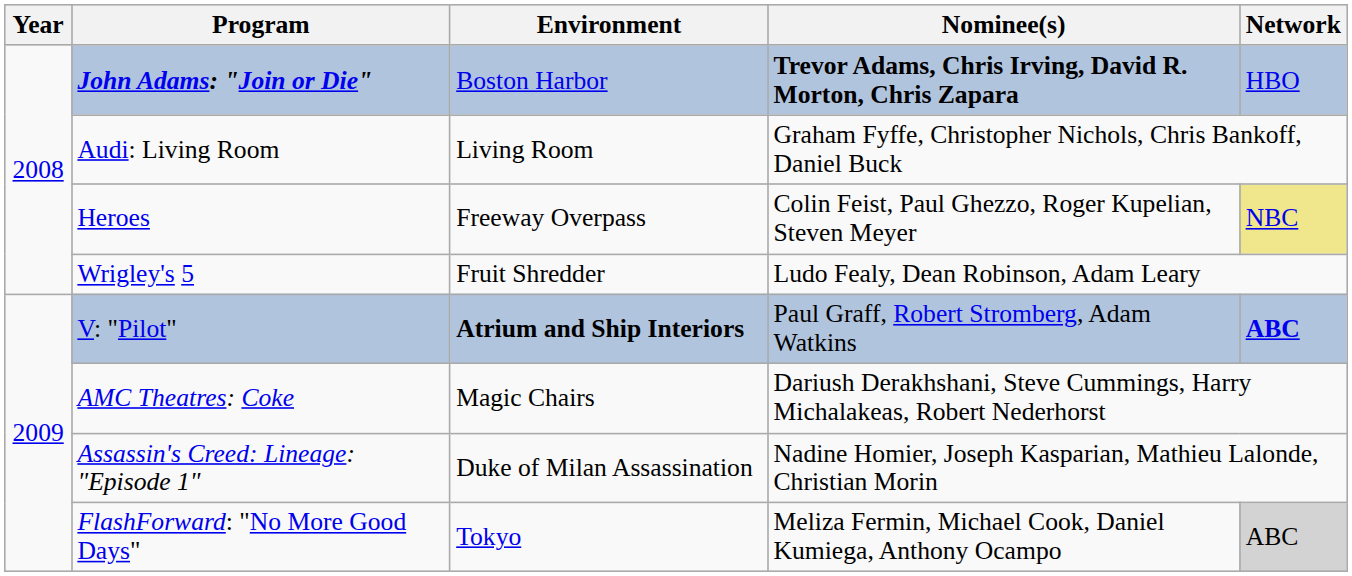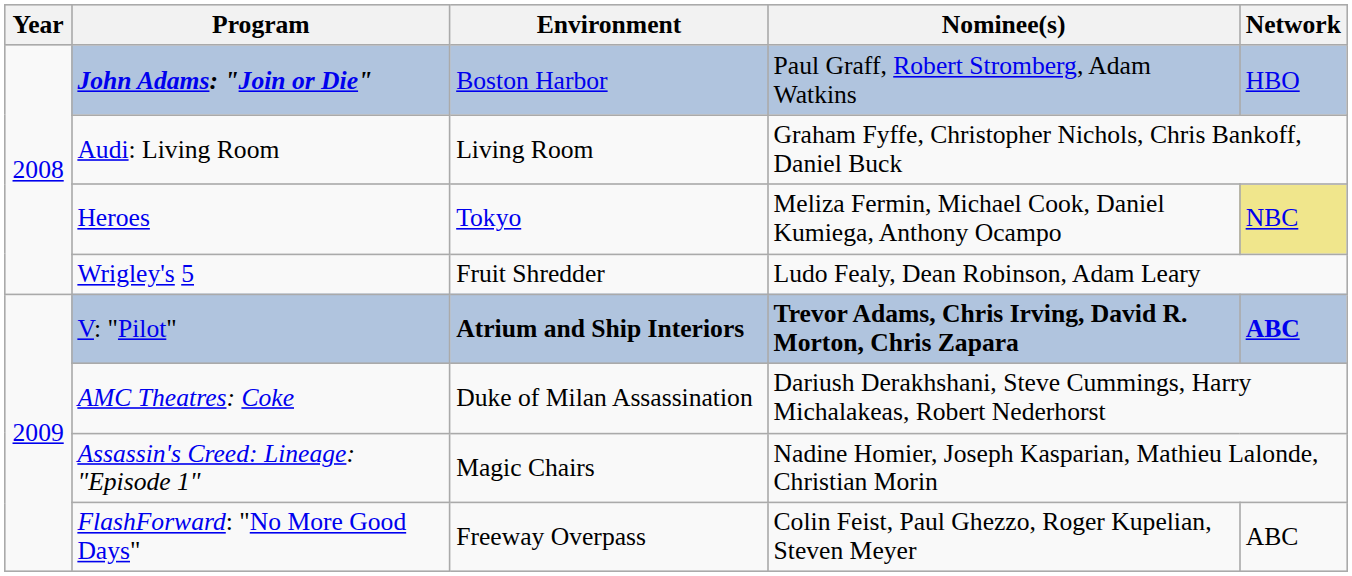(981, 79) Trevor Adams, Chris Irving, David R. Morton, Chris Zapara -> (962, 79) Paul Graff, Robert Stromberg, Adam Watkins
(551, 218) Freeway Overpass -> (489, 218) Tokyo
(993, 218) Colin Feist, Paul Ghezzo, Roger Kupelian, Steven Meyer -> (969, 218) Meliza Fermin, Michael Cook, Daniel Kumiega, Anthony Ocampo
(962, 328) Paul Graff, Robert Stromberg, Adam Watkins -> (981, 328) Trevor Adams, Chris Irving, David R. Morton, Chris Zapara
(526, 398) Magic Chairs -> (604, 398) Duke of Milan Assassination
(604, 467) Duke of Milan Assassination -> (526, 467) Magic Chairs
(489, 536) Tokyo -> (551, 536) Freeway Overpass
(969, 536) Meliza Fermin, Michael Cook, Daniel Kumiega, Anthony Ocampo -> (993, 536) Colin Feist, Paul Ghezzo, Roger Kupelian, Steven Meyer
(1272, 536) lightgrey background -> (1272, 536) no background
